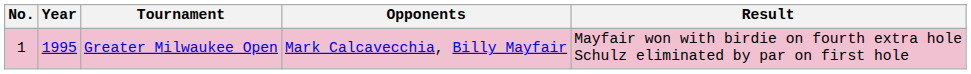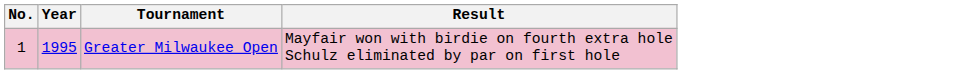- column: (426, 17)
